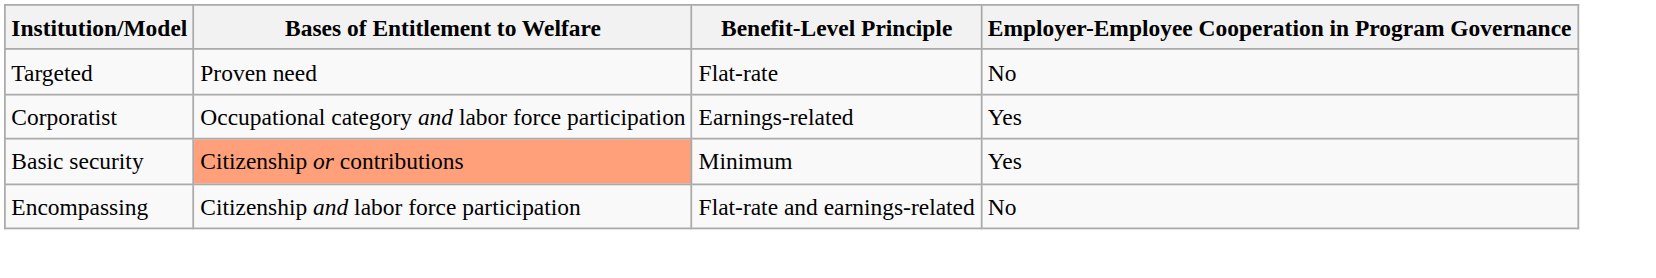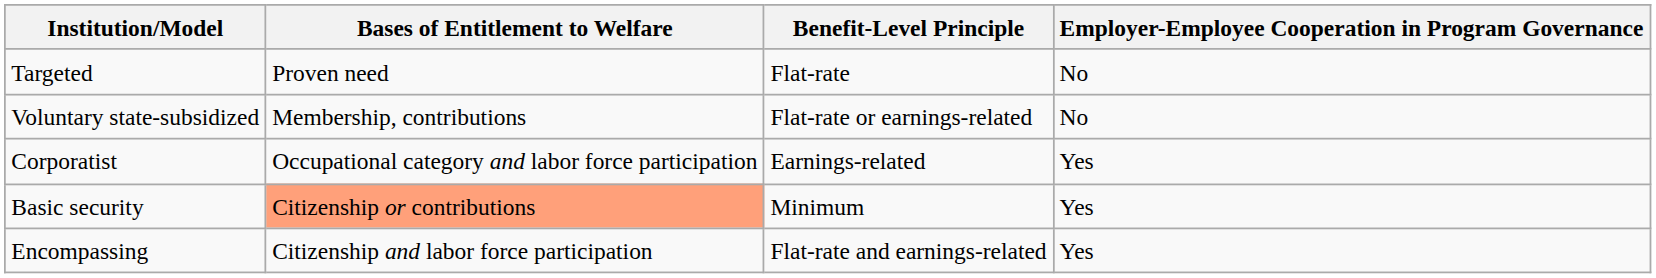+ row: (135, 117)
(1002, 207) No -> (1077, 251) Yes
